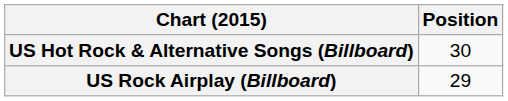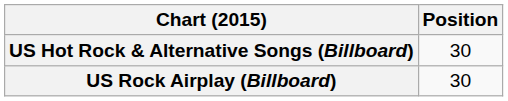(460, 80) 29 -> (460, 80) 30
